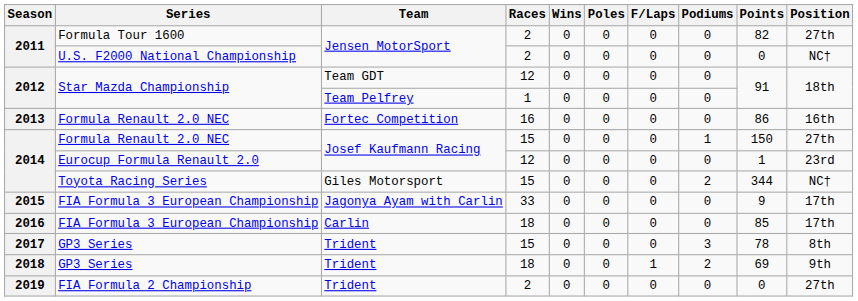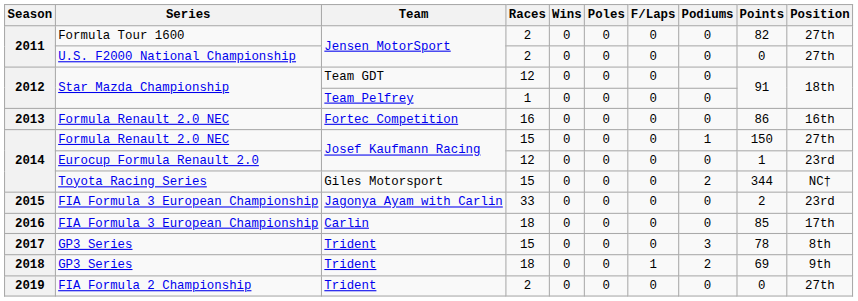(820, 56) NC† -> (820, 56) 27th
(762, 202) 9 -> (762, 202) 2
(820, 202) 17th -> (820, 202) 23rd
